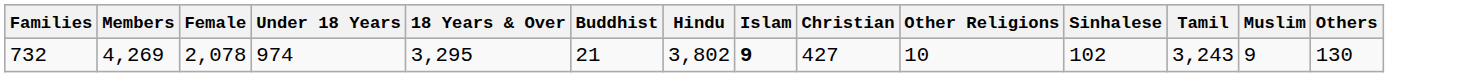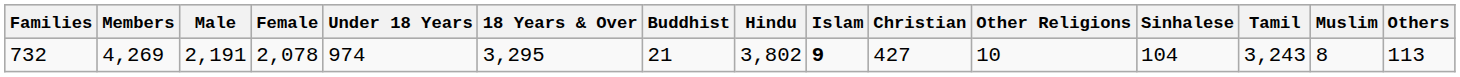+ column: (215, 22)
(1088, 55) 102 -> (1160, 55) 104
(1250, 55) 9 -> (1322, 55) 8
(1334, 55) 130 -> (1406, 55) 113
